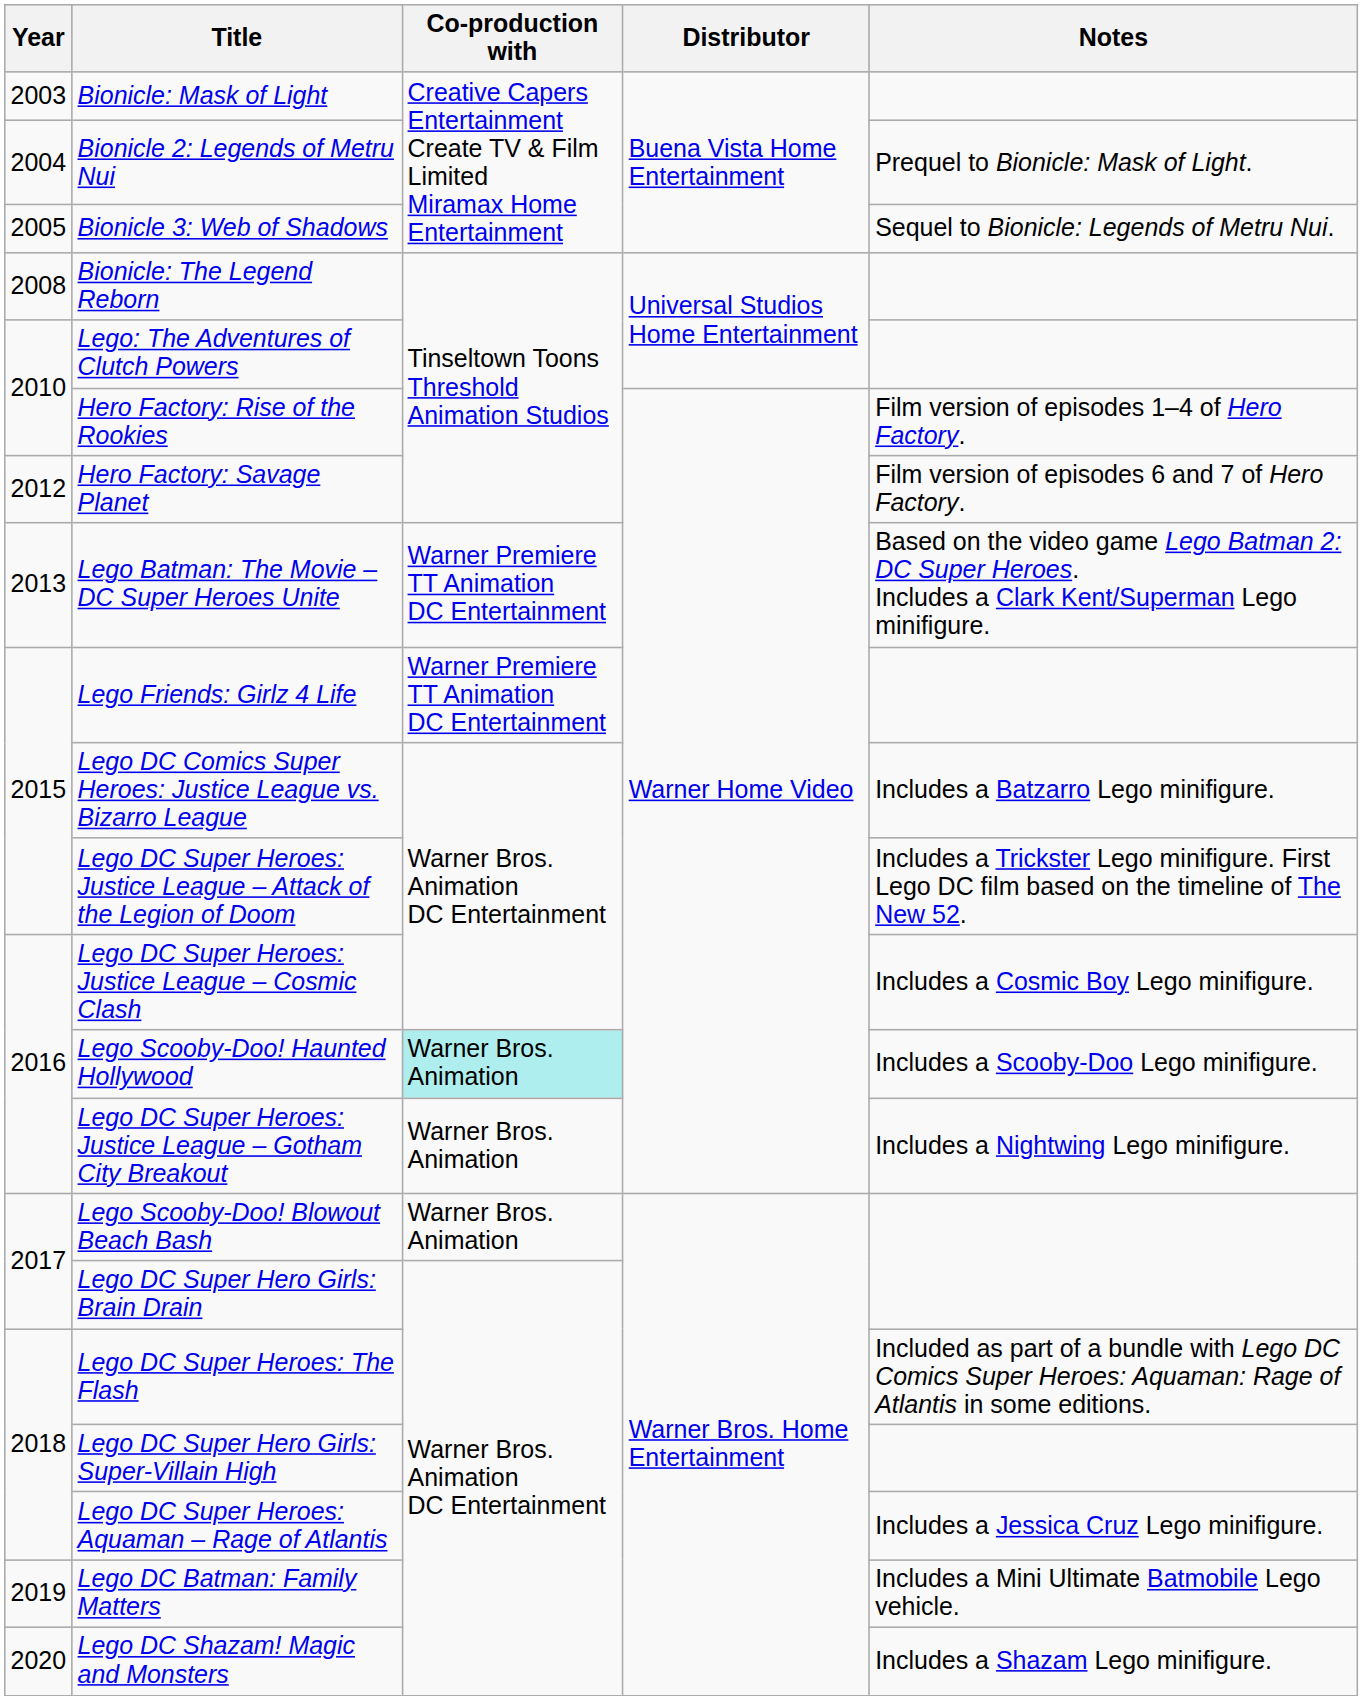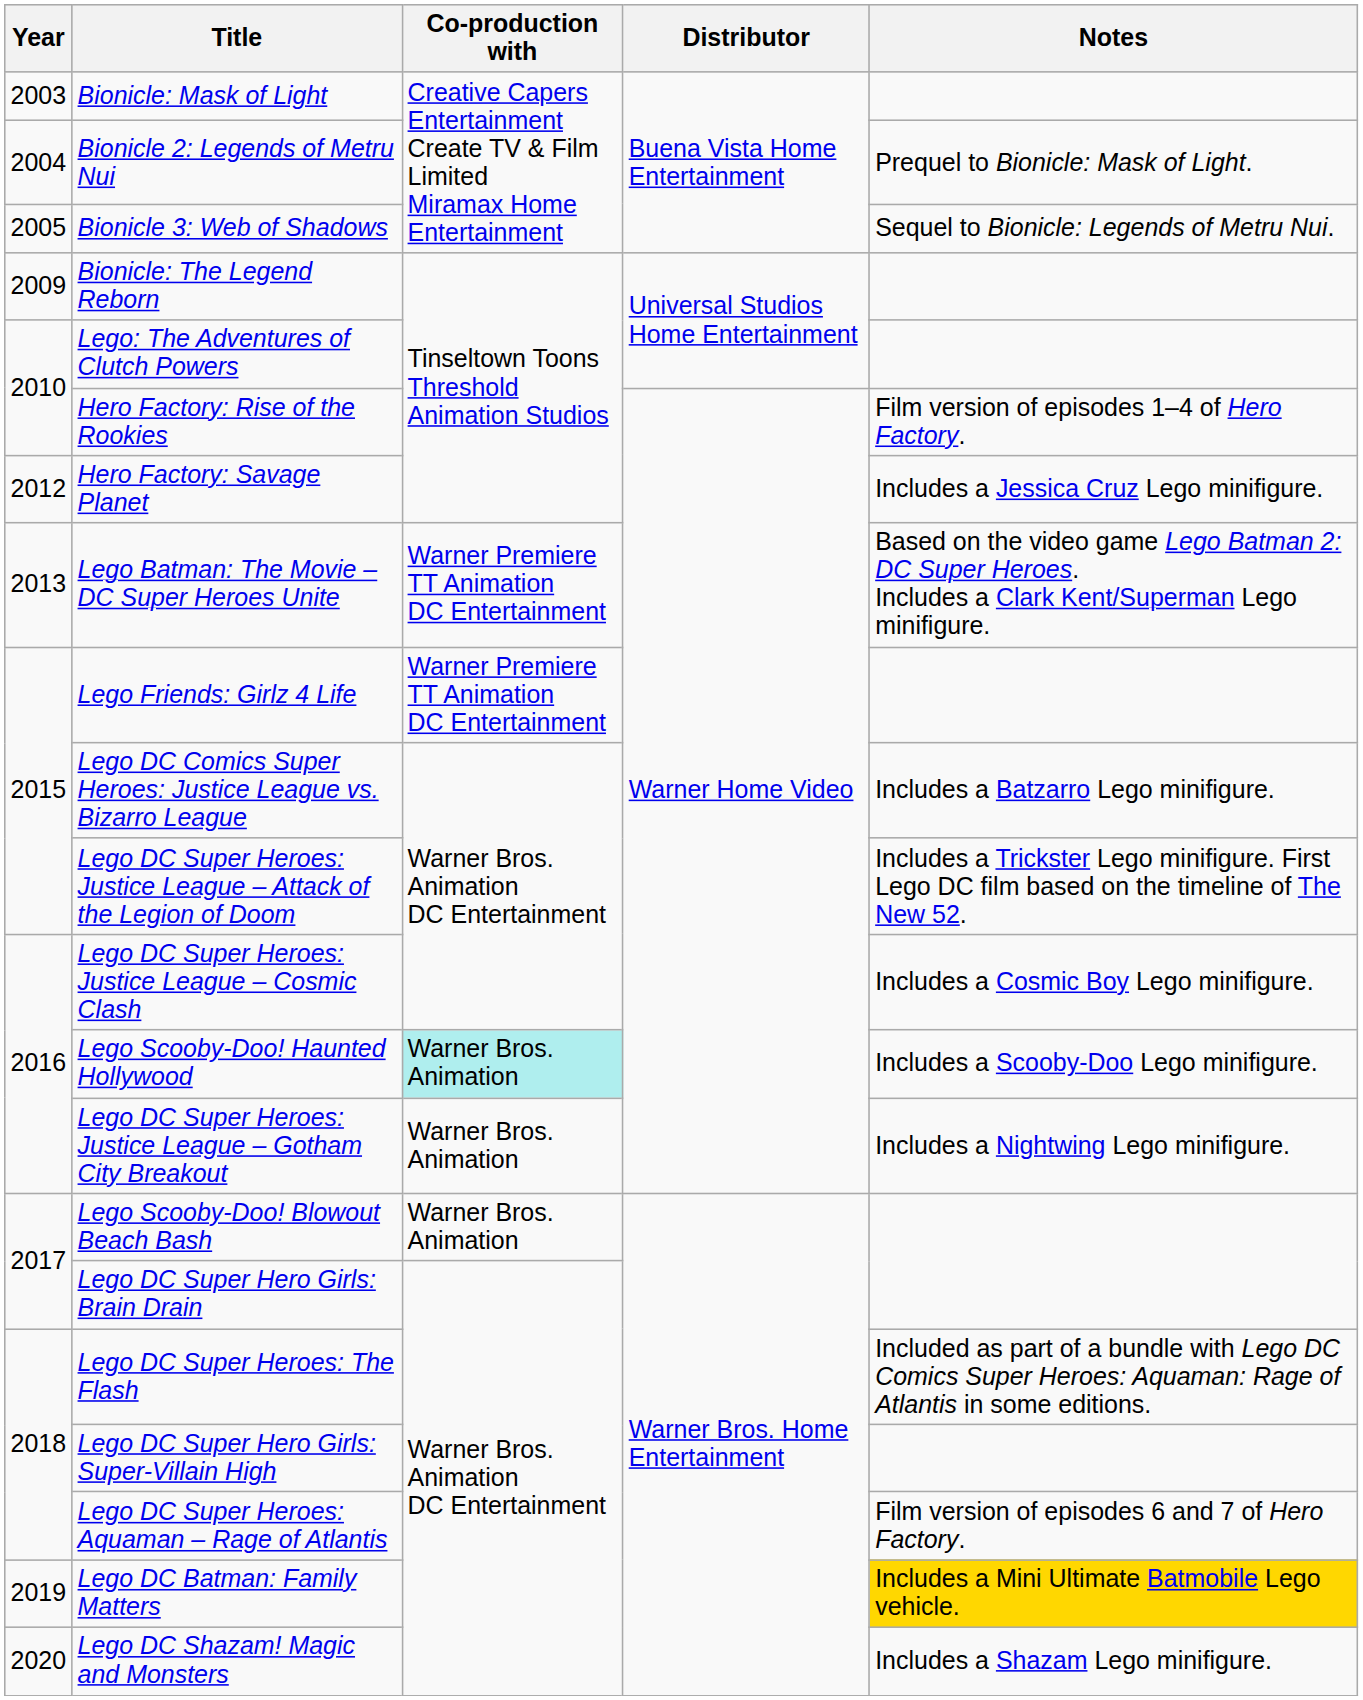(38, 285) 2008 -> (38, 285) 2009
(1099, 488) Film version of episodes 6 and 7 of Hero Factory. -> (1099, 488) Includes a Jessica Cruz Lego minifigure.
(1099, 1525) Includes a Jessica Cruz Lego minifigure. -> (1099, 1525) Film version of episodes 6 and 7 of Hero Factory.
(1098, 1593) no background -> (1098, 1593) gold background
